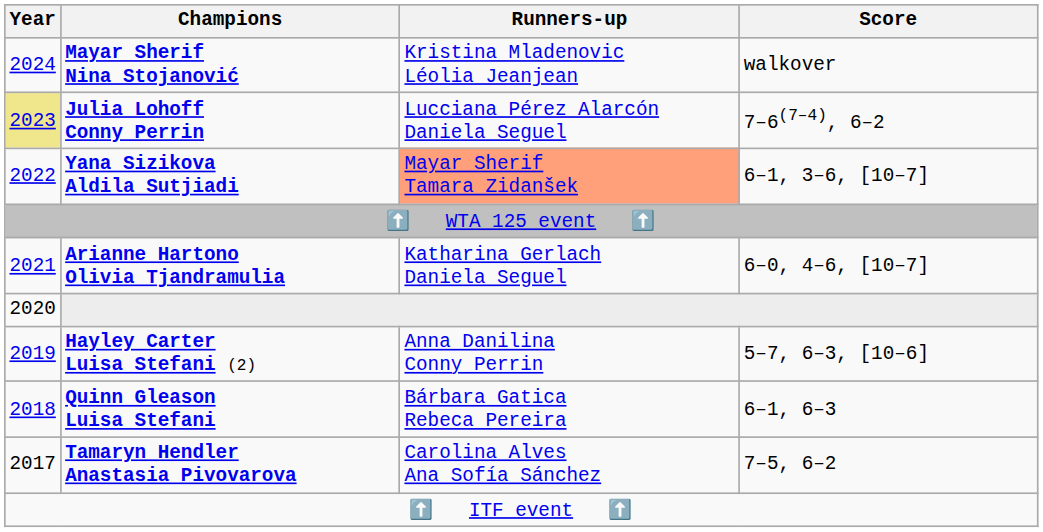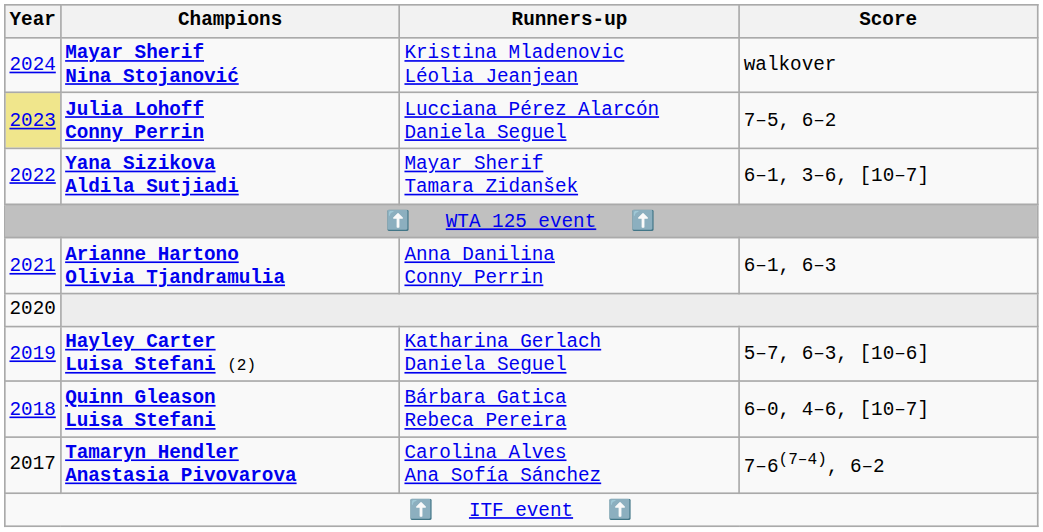(814, 120) 7–6(7–4), 6–2 -> (790, 120) 7–5, 6–2
(491, 176) lightsalmon background -> (491, 176) no background
(503, 265) Katharina Gerlach Daniela Seguel -> (480, 265) Anna Danilina Conny Perrin
(836, 265) 6–0, 4–6, [10–7] -> (790, 265) 6–1, 6–3
(480, 353) Anna Danilina Conny Perrin -> (503, 353) Katharina Gerlach Daniela Seguel
(790, 409) 6–1, 6–3 -> (836, 409) 6–0, 4–6, [10–7]
(790, 464) 7–5, 6–2 -> (814, 464) 7–6(7–4), 6–2
